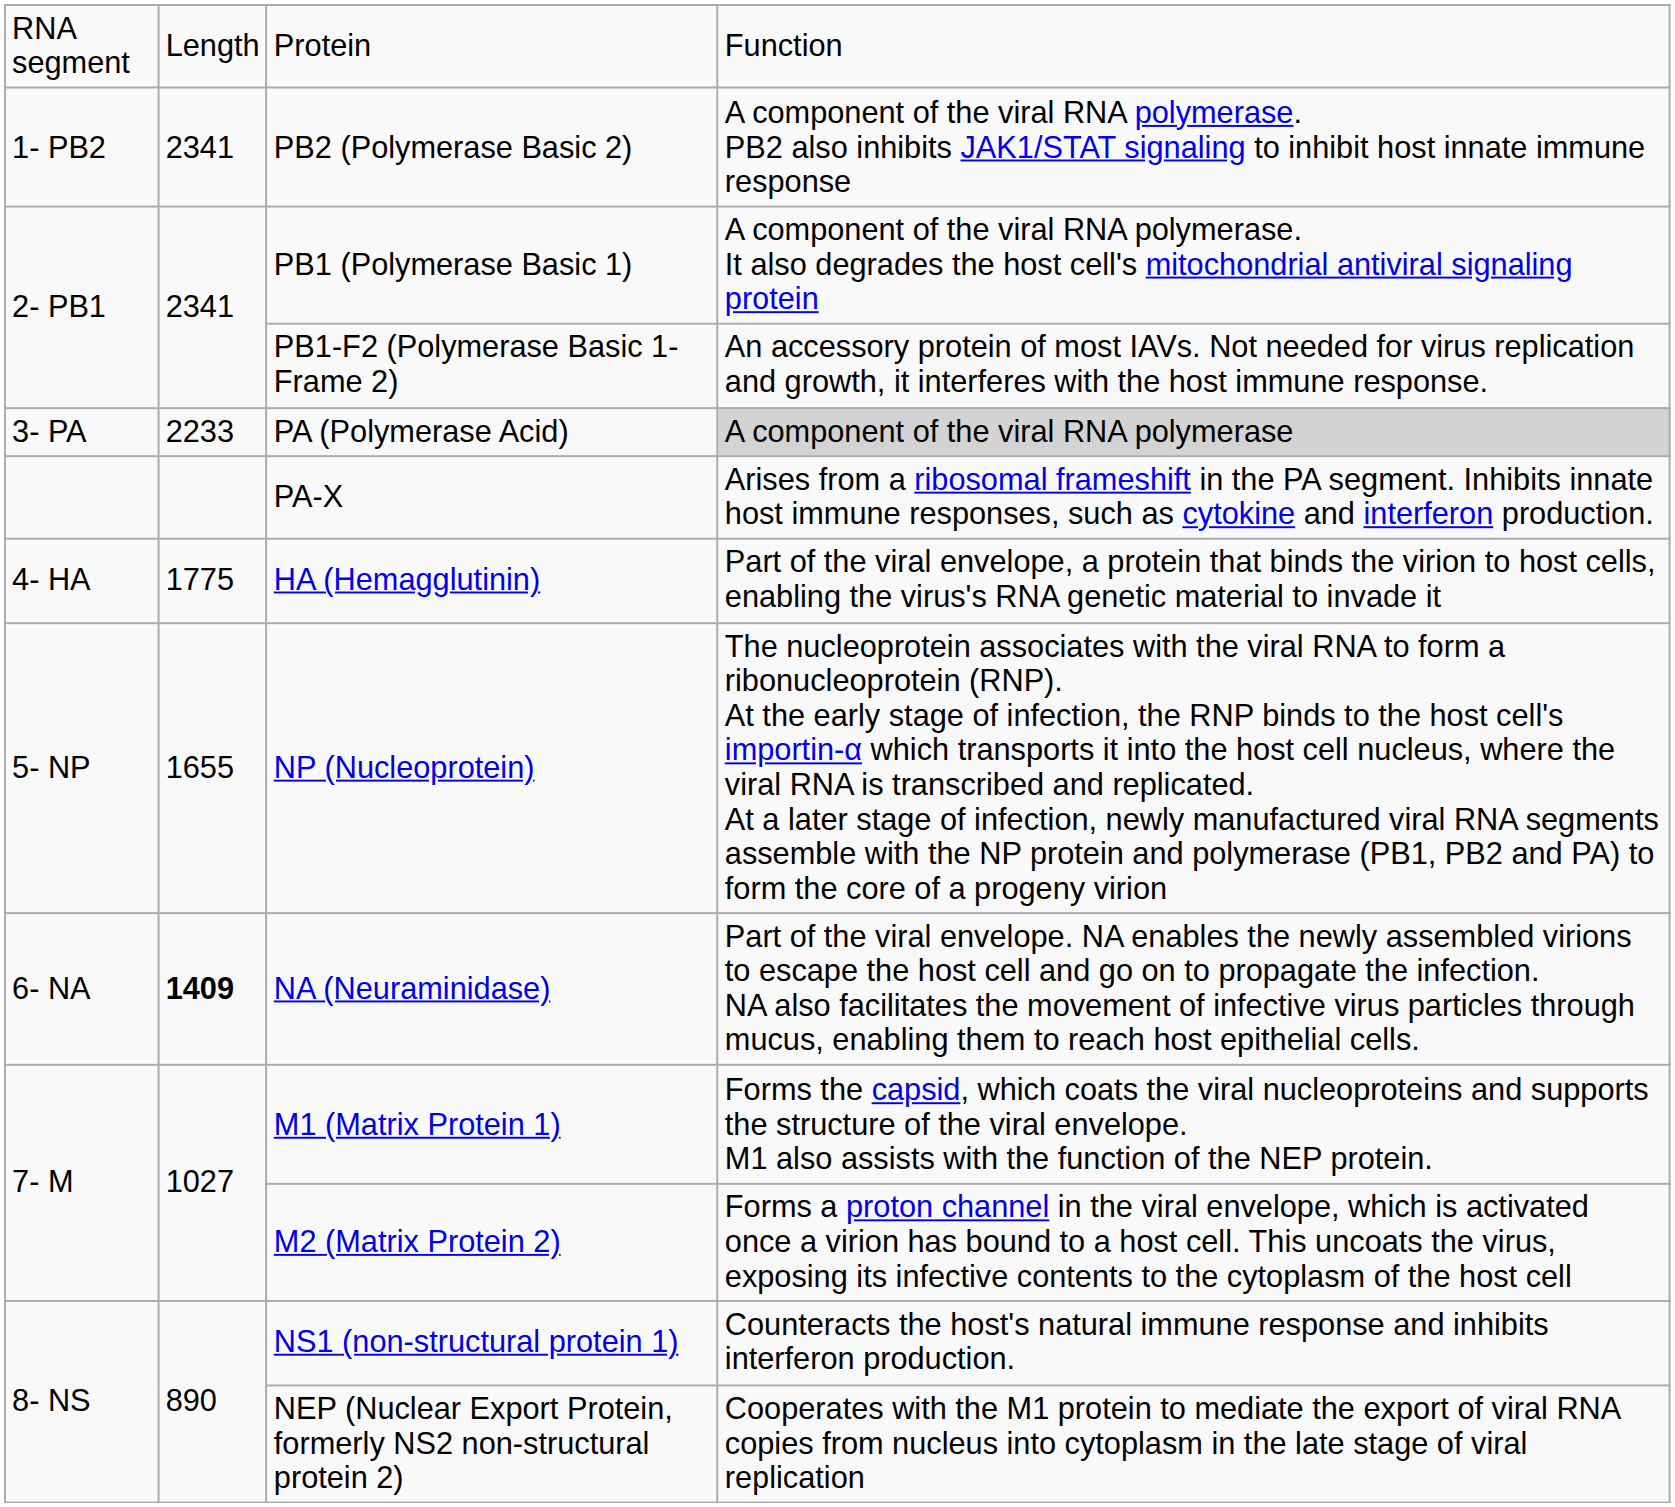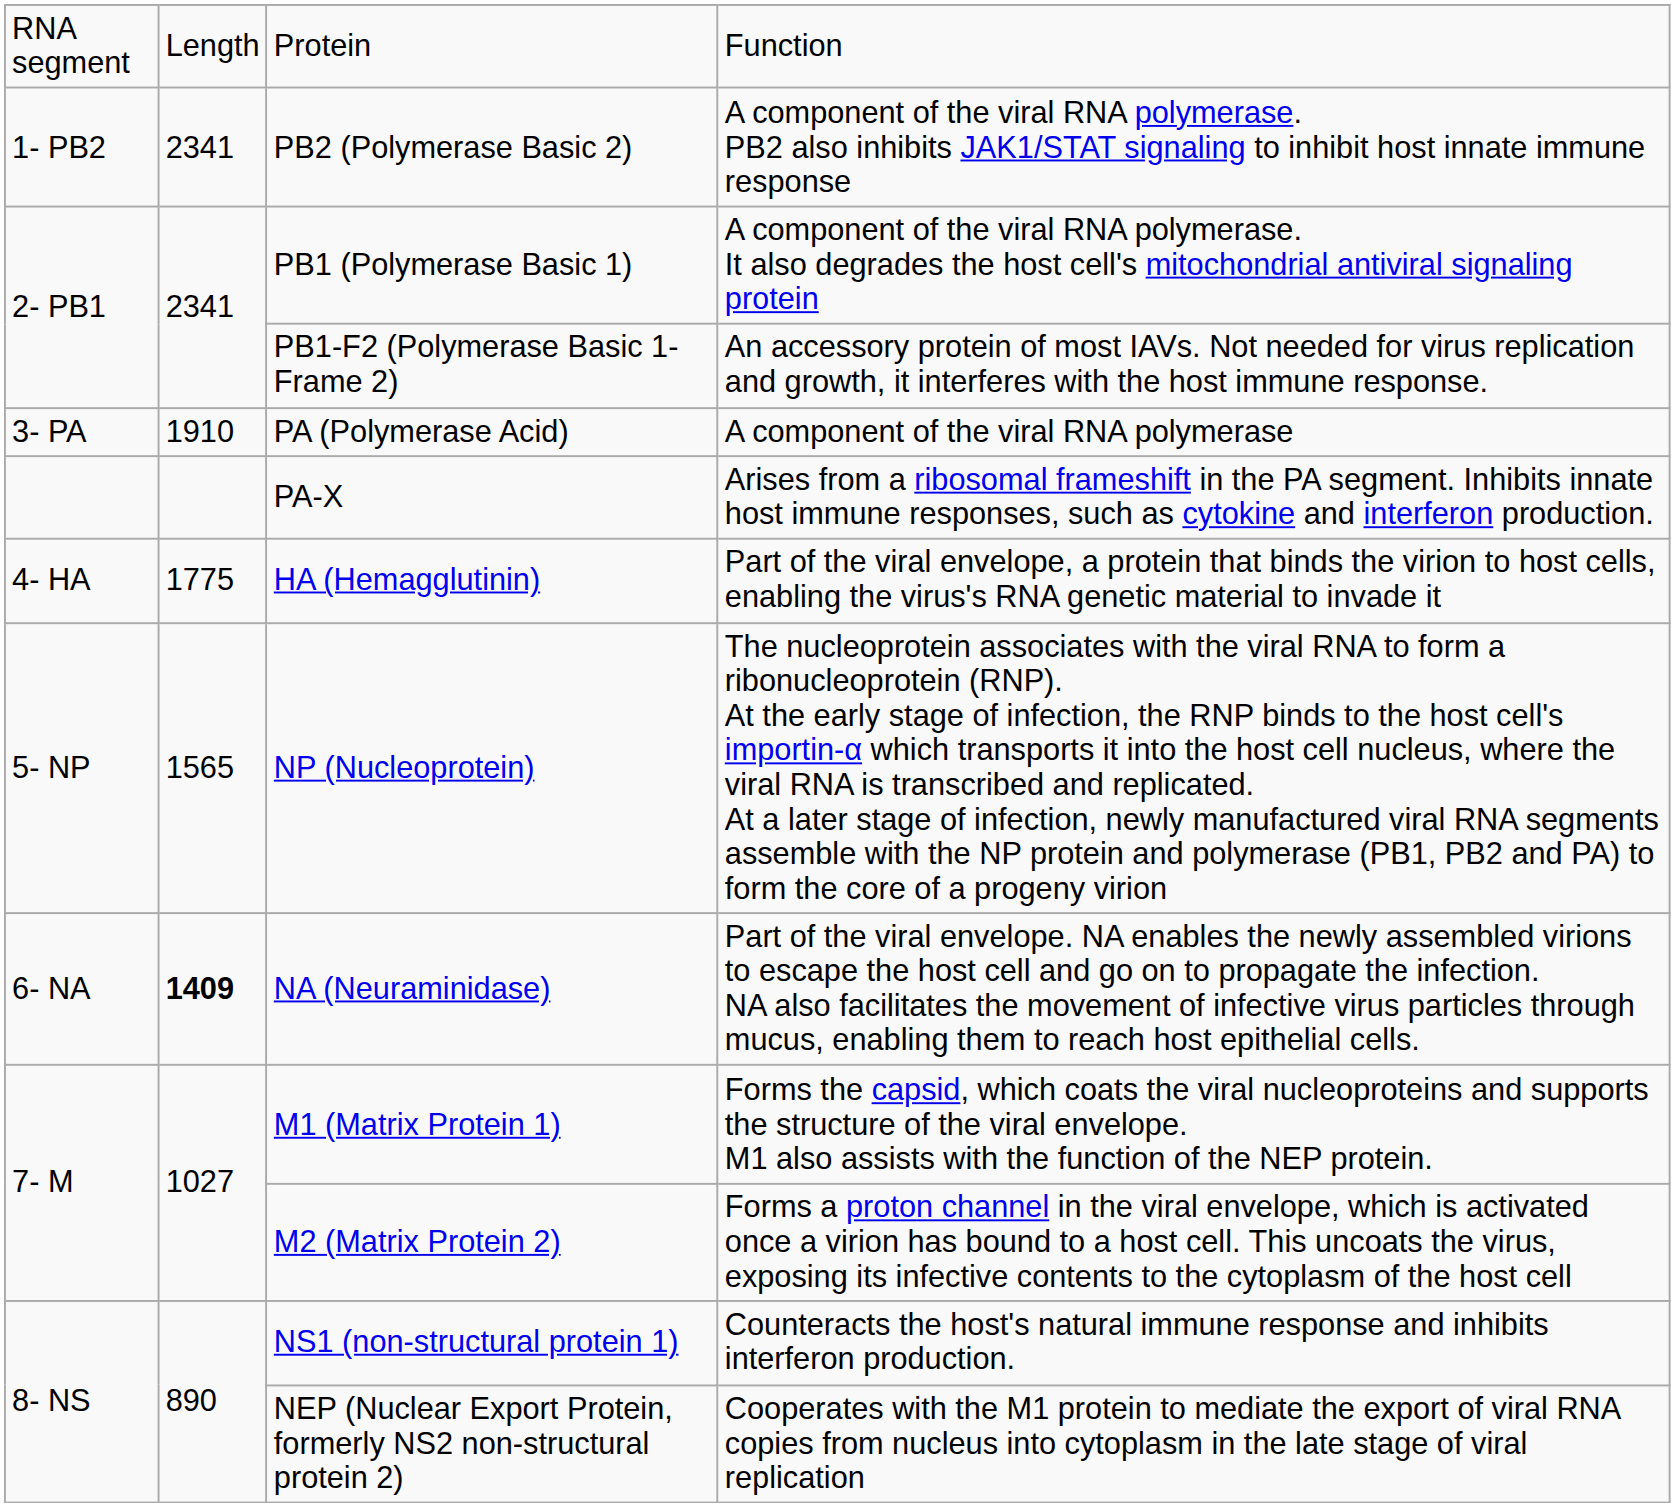(200, 431) 2233 -> (200, 431) 1910
(1009, 431) lightgrey background -> (1009, 431) no background
(200, 767) 1655 -> (200, 767) 1565
